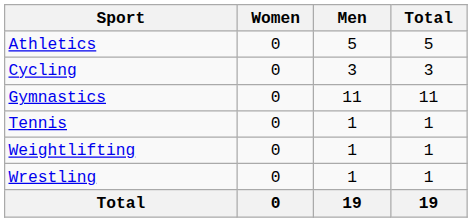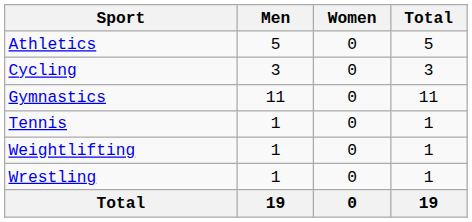columns swapped: (352, 18) <-> (276, 18)
